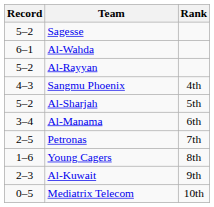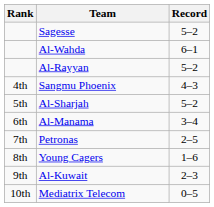columns swapped: (194, 13) <-> (25, 13)
